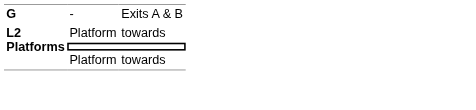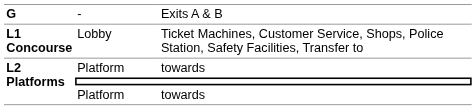+ row: (94, 34)
